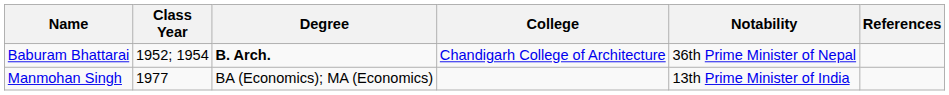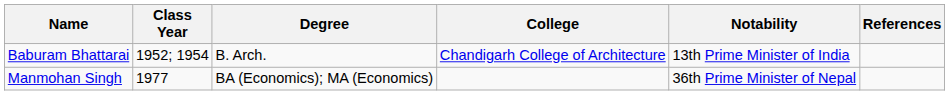(243, 55) bold -> (241, 55) normal
(764, 55) 36th Prime Minister of Nepal -> (761, 55) 13th Prime Minister of India
(761, 78) 13th Prime Minister of India -> (764, 78) 36th Prime Minister of Nepal
